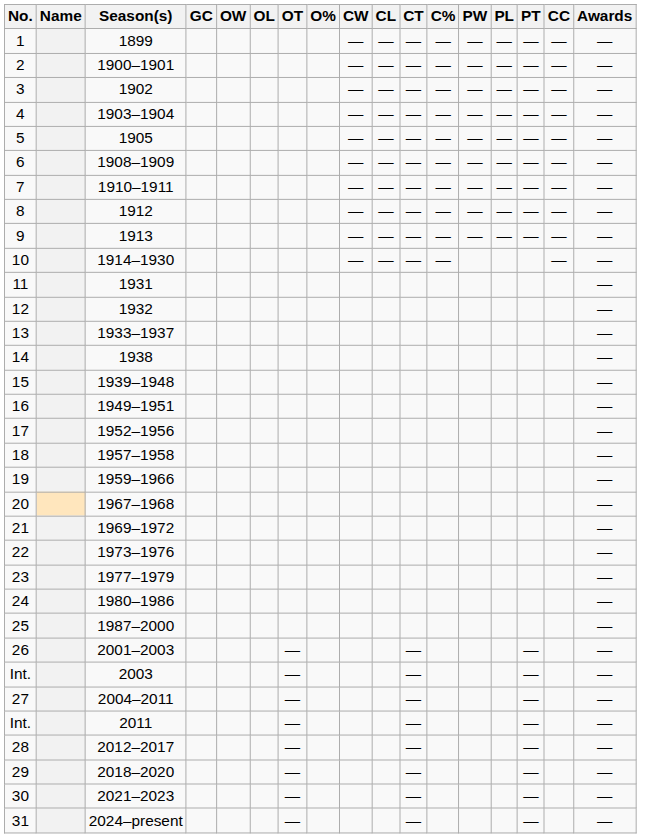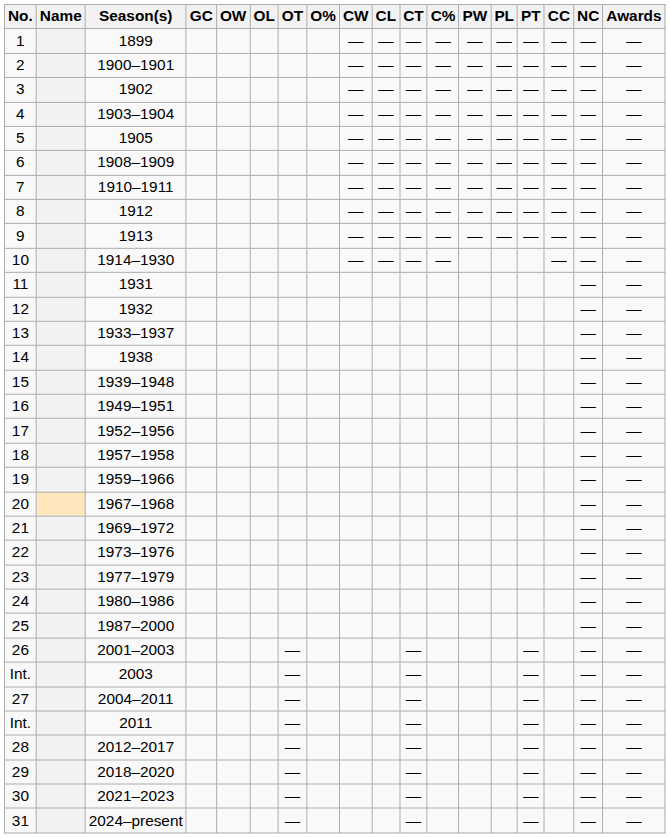+ column: (588, 16)
